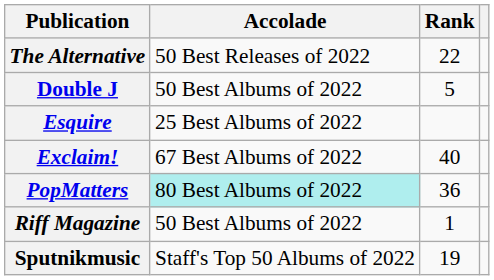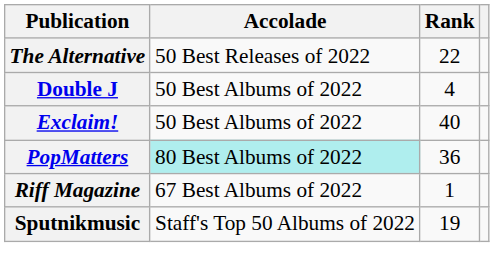(450, 88) 5 -> (450, 88) 4
- row: (77, 122)
(259, 156) 67 Best Albums of 2022 -> (259, 122) 50 Best Albums of 2022
(259, 223) 50 Best Albums of 2022 -> (259, 190) 67 Best Albums of 2022
